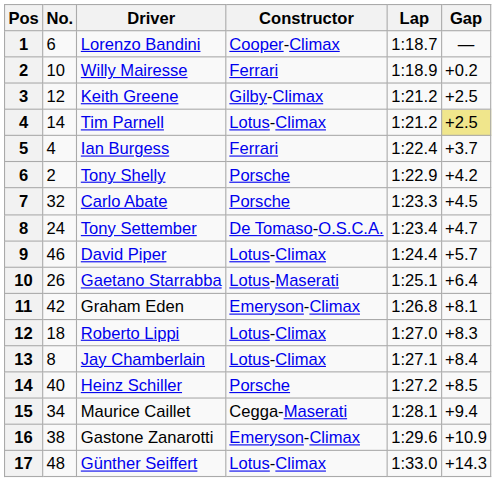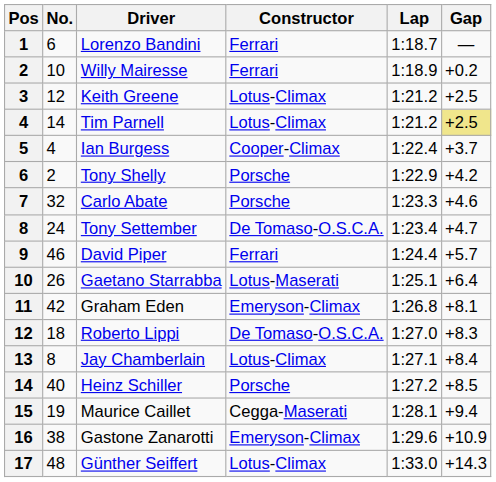(285, 44) Cooper-Climax -> (254, 44) Ferrari
(276, 97) Gilby-Climax -> (278, 97) Lotus-Climax
(254, 149) Ferrari -> (285, 149) Cooper-Climax
(461, 201) +4.5 -> (461, 201) +4.6
(278, 254) Lotus-Climax -> (254, 254) Ferrari
(278, 333) Lotus-Climax -> (306, 333) De Tomaso-O.S.C.A.
(56, 411) 34 -> (56, 411) 19
